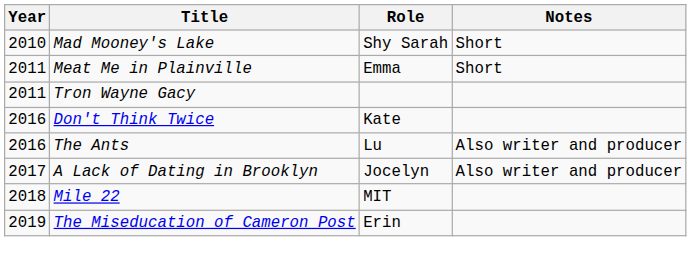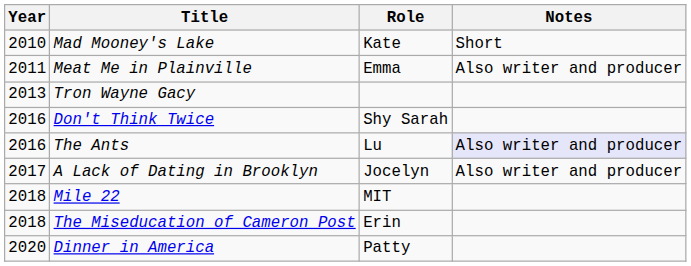(406, 43) Shy Sarah -> (382, 43) Kate
(479, 69) Short -> (569, 69) Also writer and producer
(27, 94) 2011 -> (27, 94) 2013
(382, 120) Kate -> (406, 120) Shy Sarah
(569, 146) no background -> (569, 146) lavender background
(27, 223) 2019 -> (27, 223) 2018
+ row: (134, 248)
